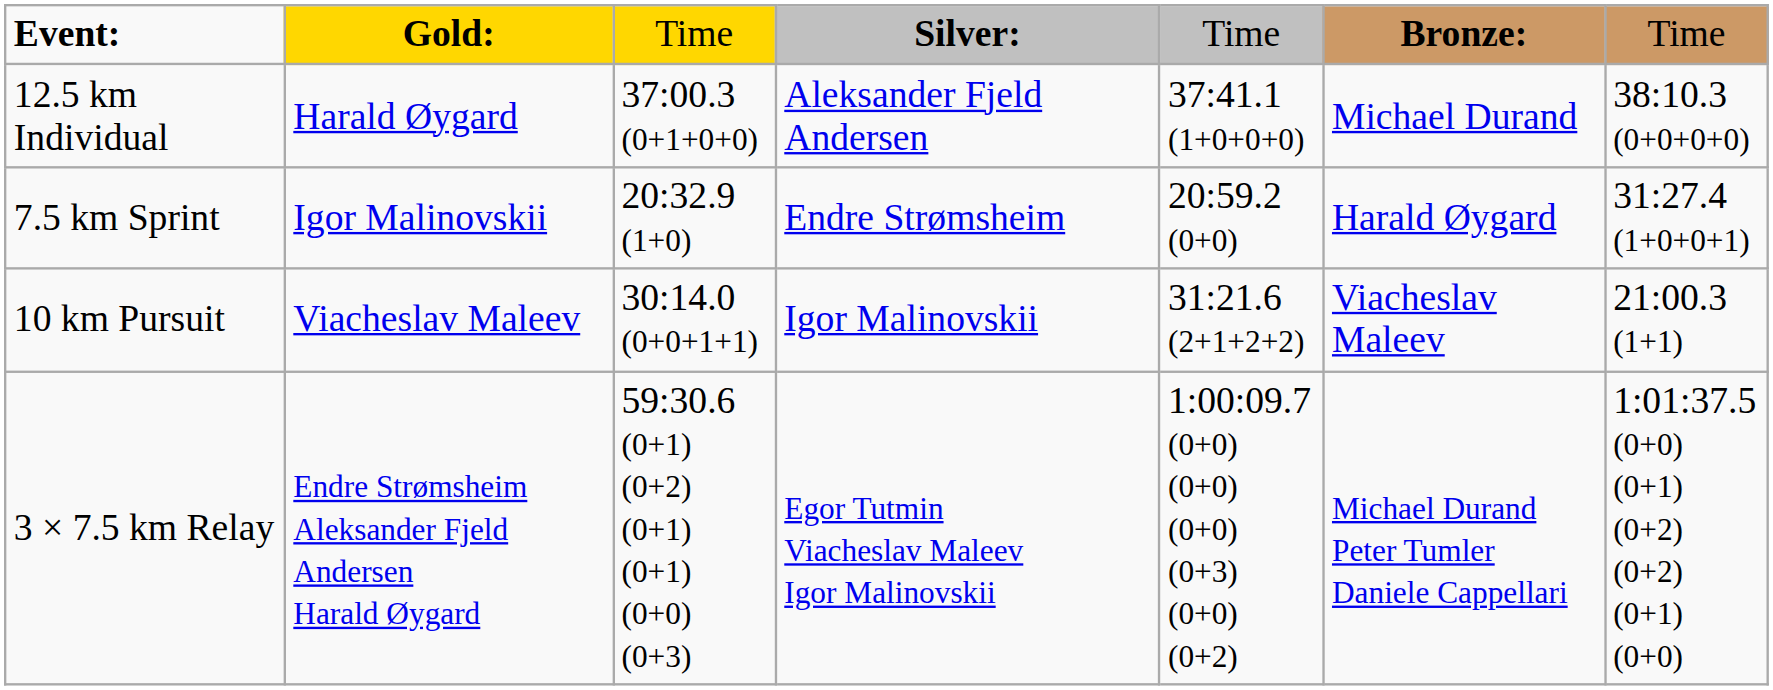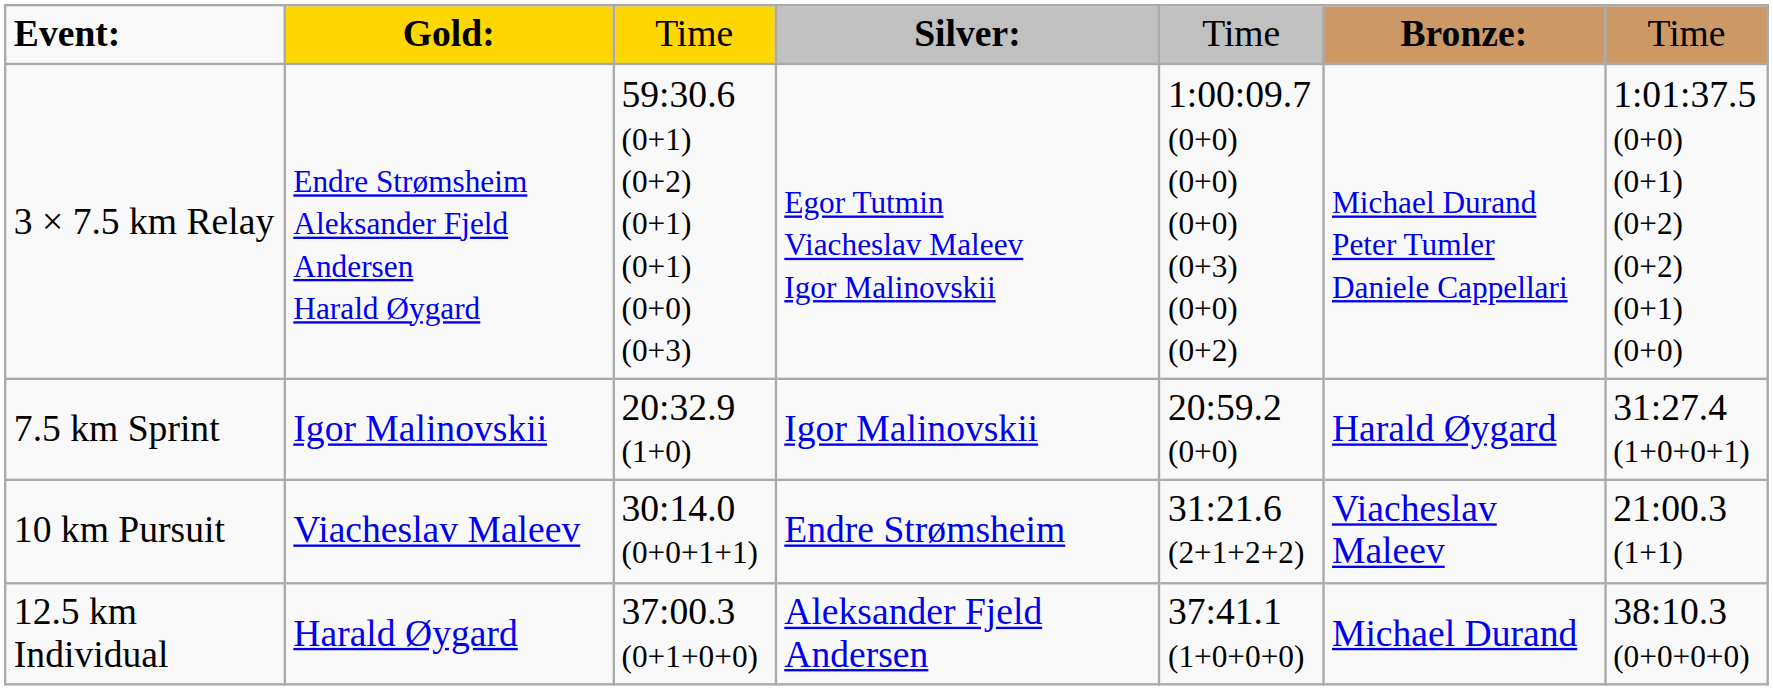rows swapped: (91, 115) <-> (144, 526)
(925, 217) Endre Strømsheim -> (911, 428) Igor Malinovskii
(911, 318) Igor Malinovskii -> (925, 530) Endre Strømsheim
